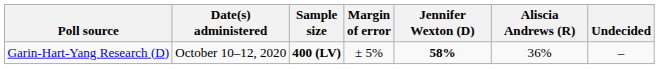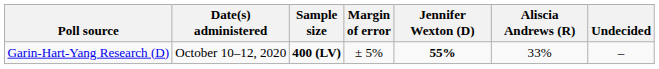(442, 52) 58% -> (442, 52) 55%
(540, 52) 36% -> (540, 52) 33%
